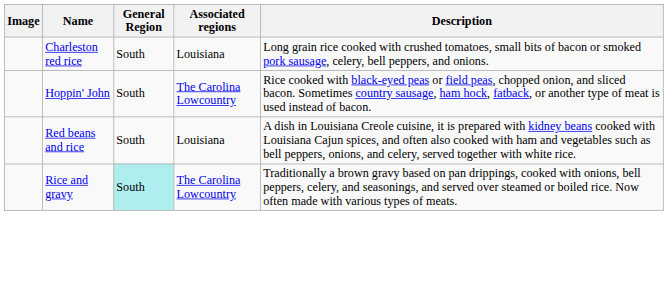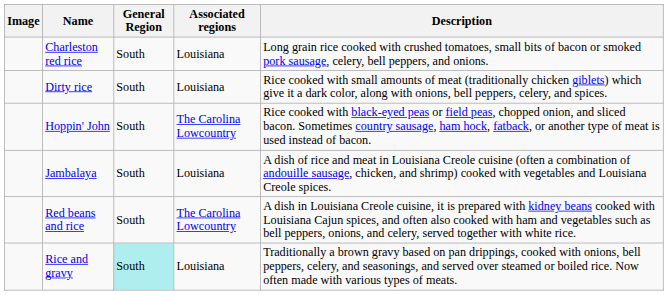+ row: (69, 86)
+ row: (71, 173)
(201, 140) Louisiana -> (208, 220) The Carolina Lowcountry
(208, 187) The Carolina Lowcountry -> (201, 266) Louisiana
